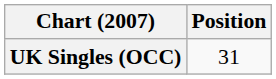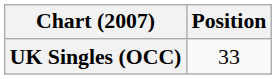(229, 56) 31 -> (229, 56) 33
